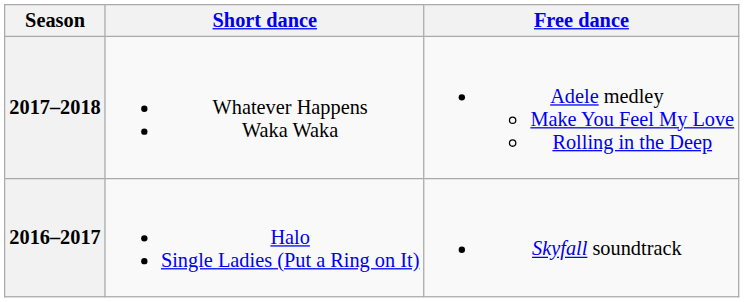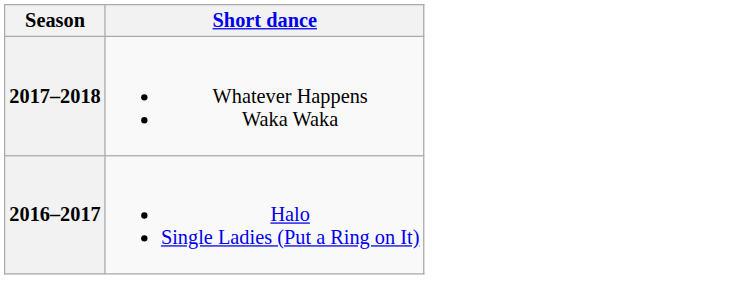- column: (581, 20)
